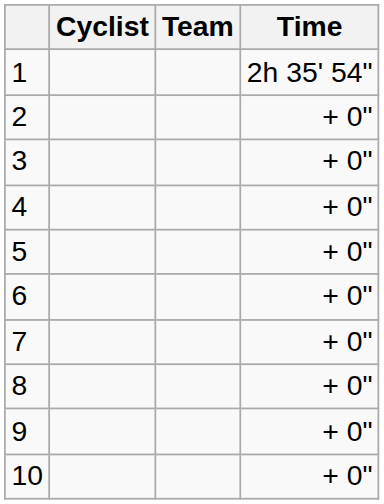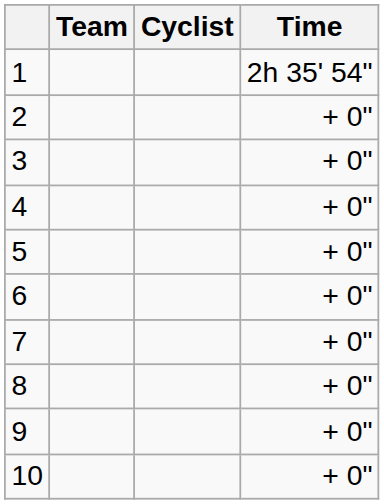columns swapped: (102, 26) <-> (198, 26)
